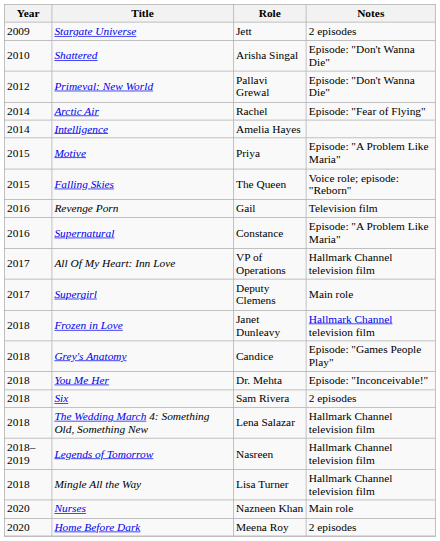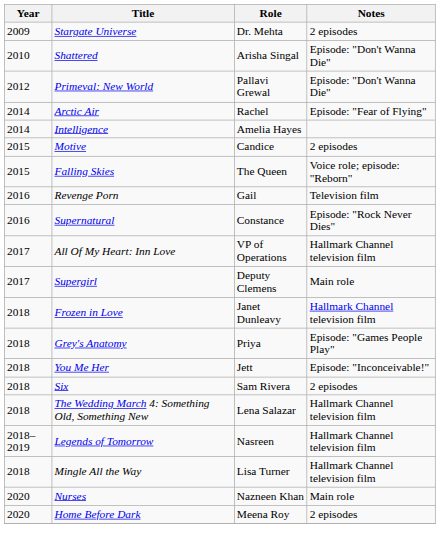(244, 31) Jett -> (260, 31) Dr. Mehta
(248, 153) Priya -> (255, 147) Candice
(369, 153) Episode: "A Problem Like Maria" -> (334, 147) 2 episodes
(369, 233) Episode: "A Problem Like Maria" -> (361, 220) Episode: "Rock Never Dies"
(255, 356) Candice -> (249, 343) Priya
(259, 380) Dr. Mehta -> (245, 367) Jett
